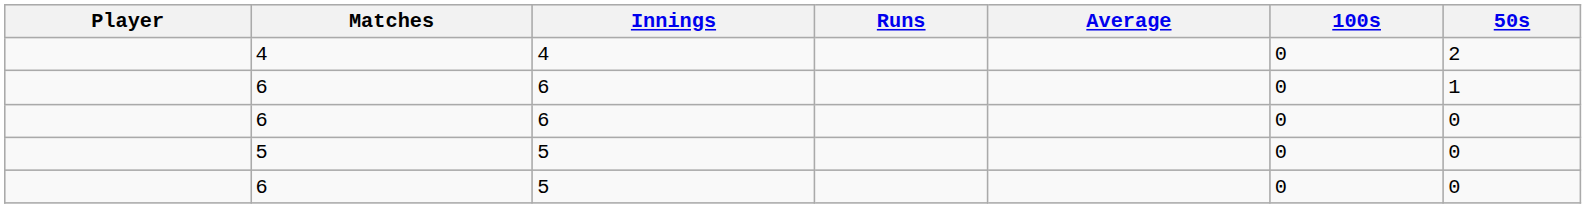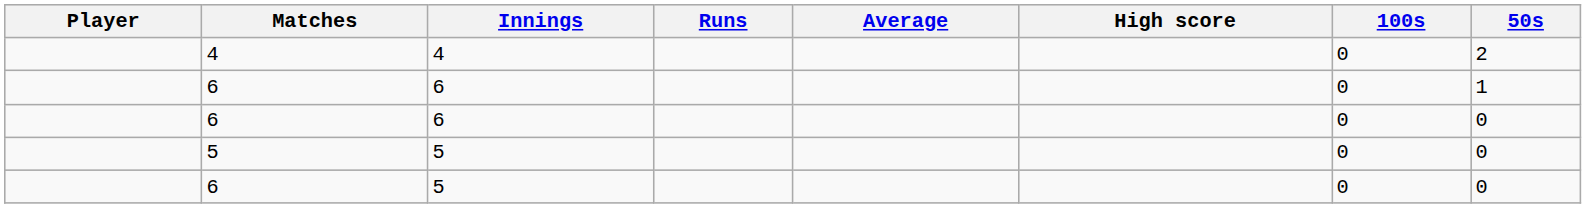+ column: (1175, 21)
